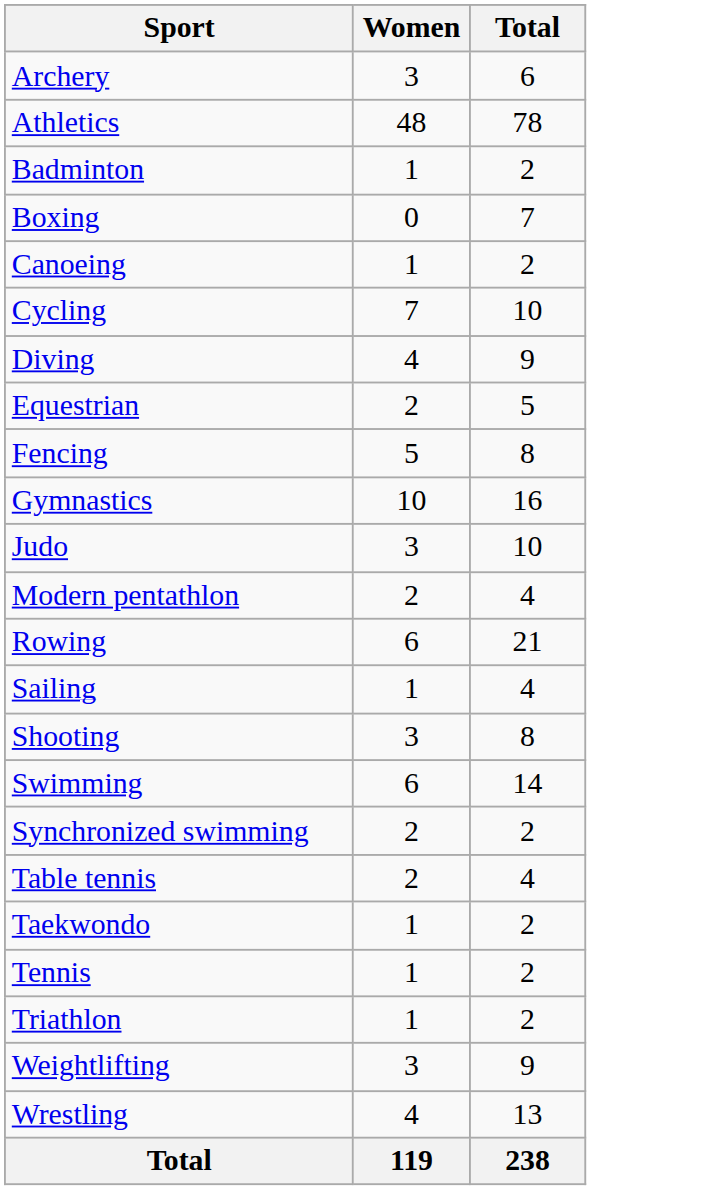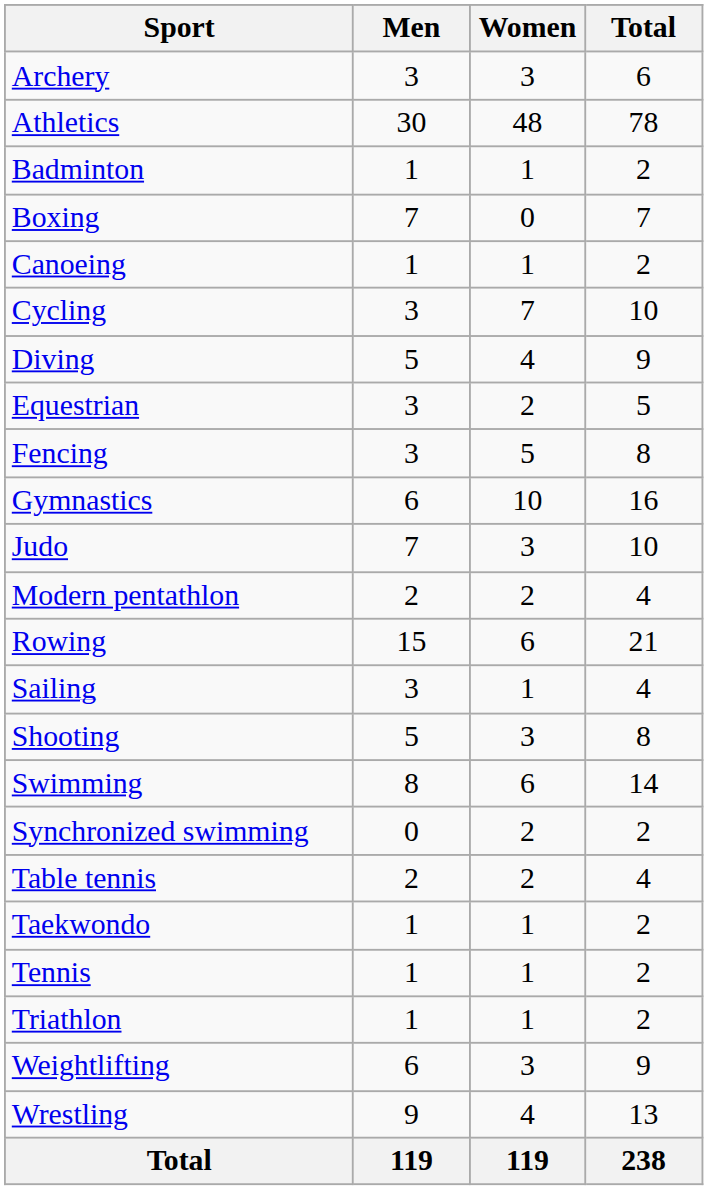+ column: (411, 28)
